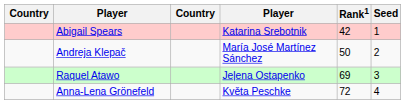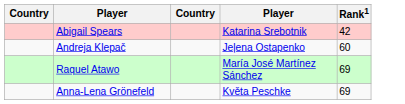- column: (386, 13)
(269, 53) María José Martínez Sánchez -> (264, 47) Jeļena Ostapenko
(345, 53) 50 -> (345, 47) 60
(264, 75) Jeļena Ostapenko -> (269, 69) María José Martínez Sánchez
(345, 91) 72 -> (345, 91) 69
